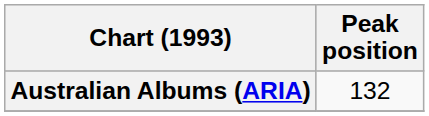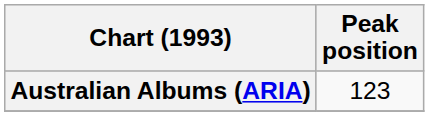(370, 90) 132 -> (370, 90) 123
